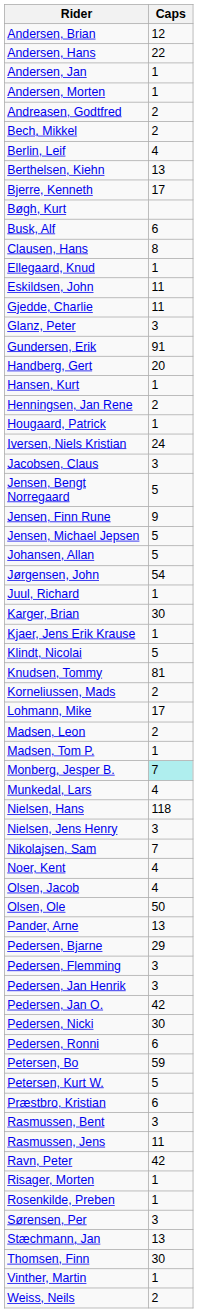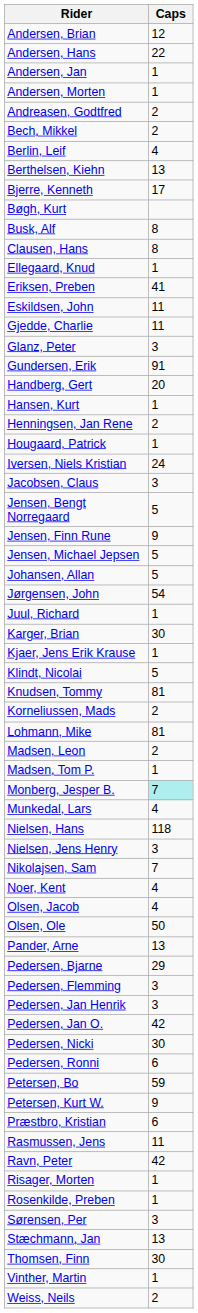(155, 229) 6 -> (155, 229) 8
+ row: (51, 287)
(158, 711) 17 -> (158, 731) 81
(155, 1083) 5 -> (155, 1102) 9
- row: (56, 1122)
